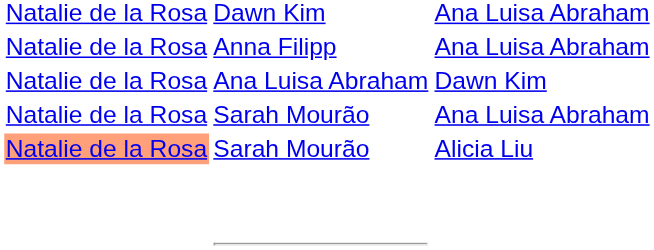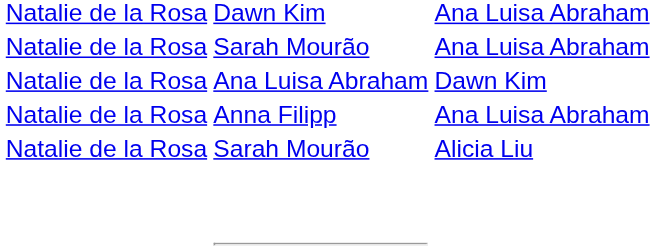rows swapped: (291, 114) <-> (275, 46)
(106, 148) lightsalmon background -> (106, 148) no background
